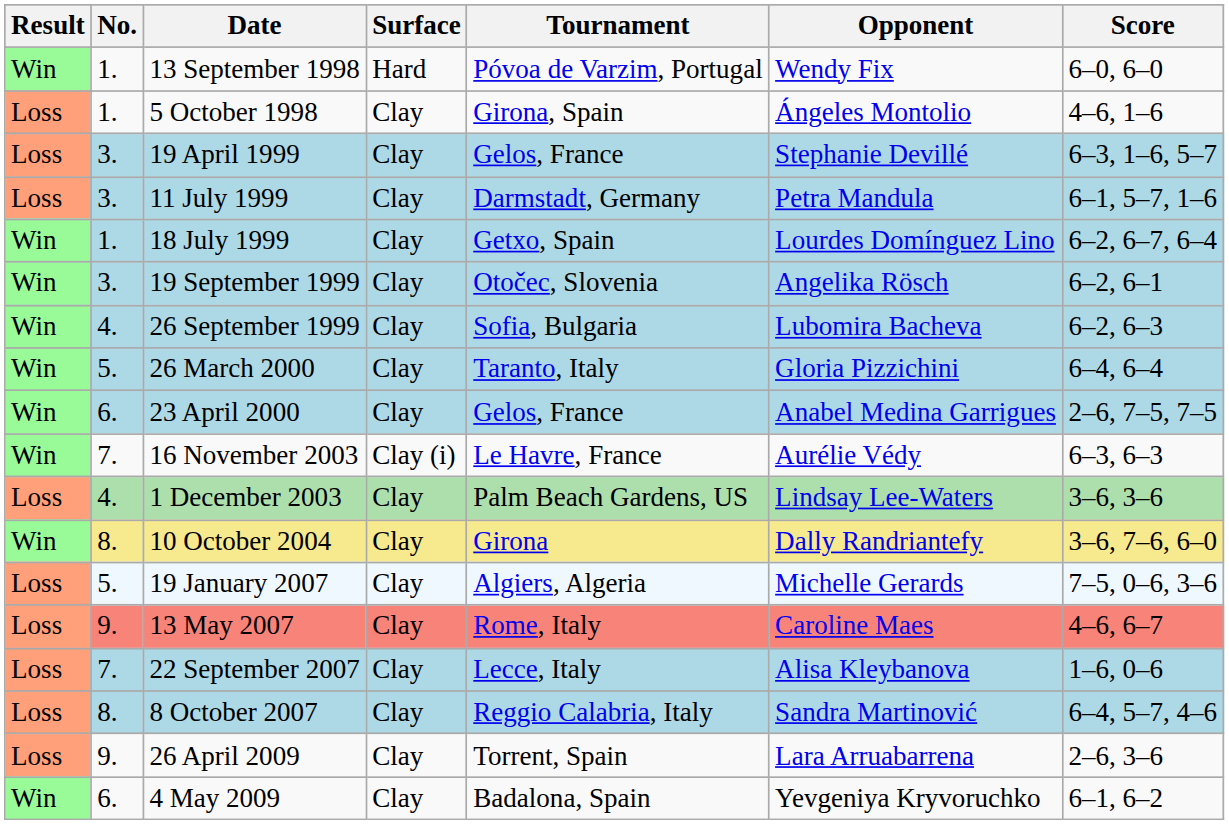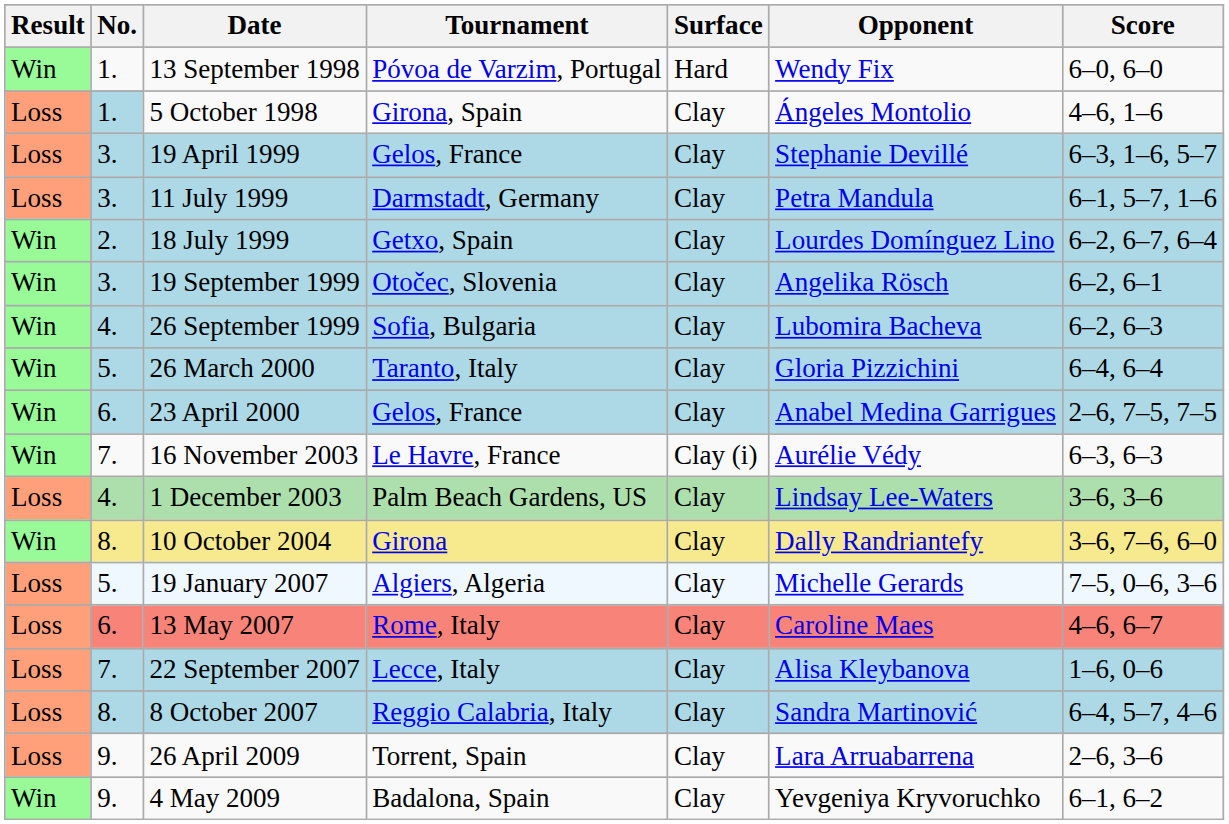columns swapped: (618, 25) <-> (416, 25)
(107, 111) no background -> (107, 111) lightblue background
(107, 240) 1. -> (107, 240) 2.
(107, 626) 9. -> (107, 626) 6.
(107, 797) 6. -> (107, 797) 9.
